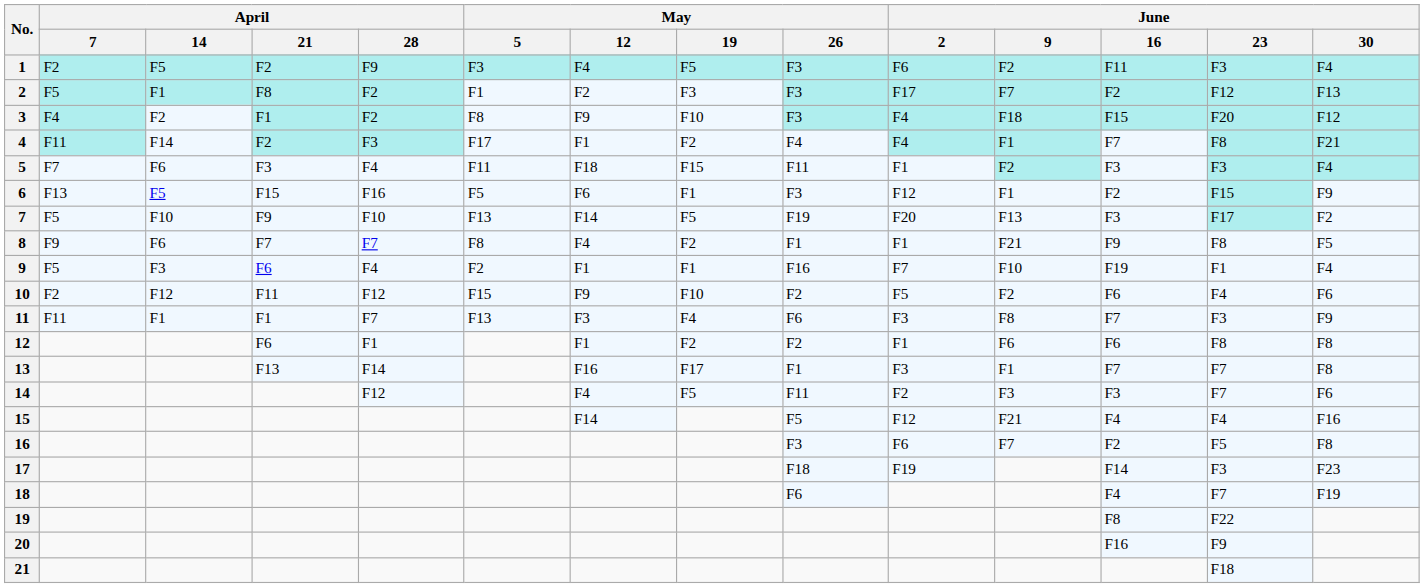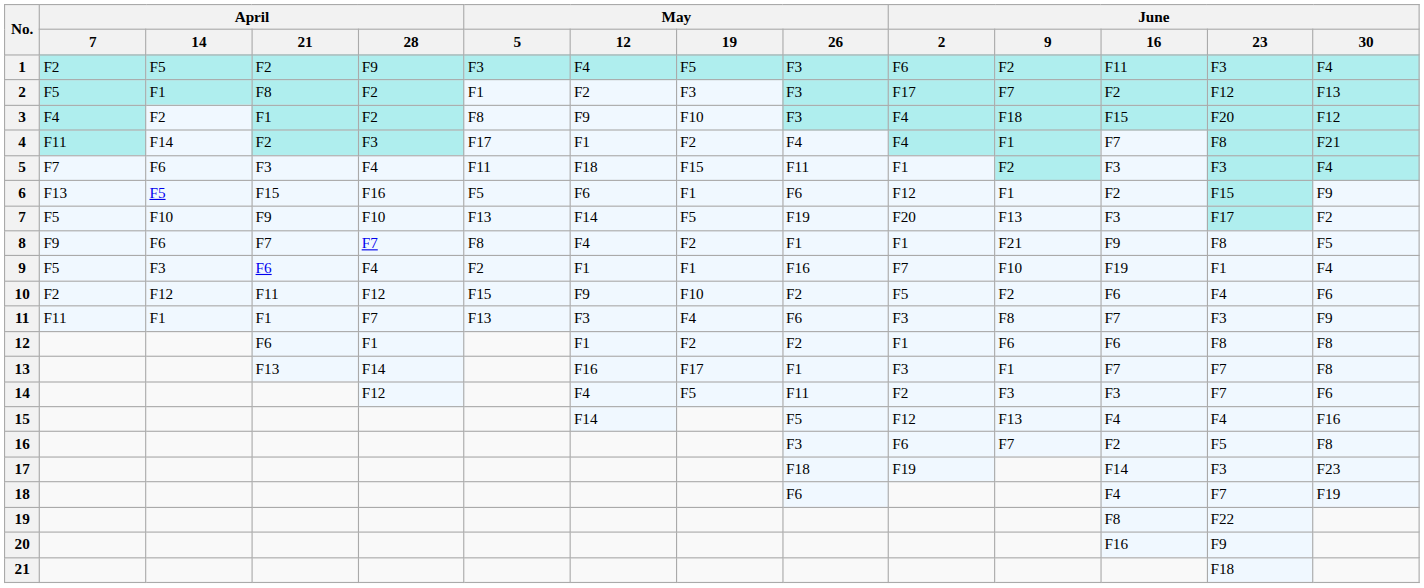(794, 192) F3 -> (794, 192) F6
(1010, 418) F21 -> (1010, 418) F13
